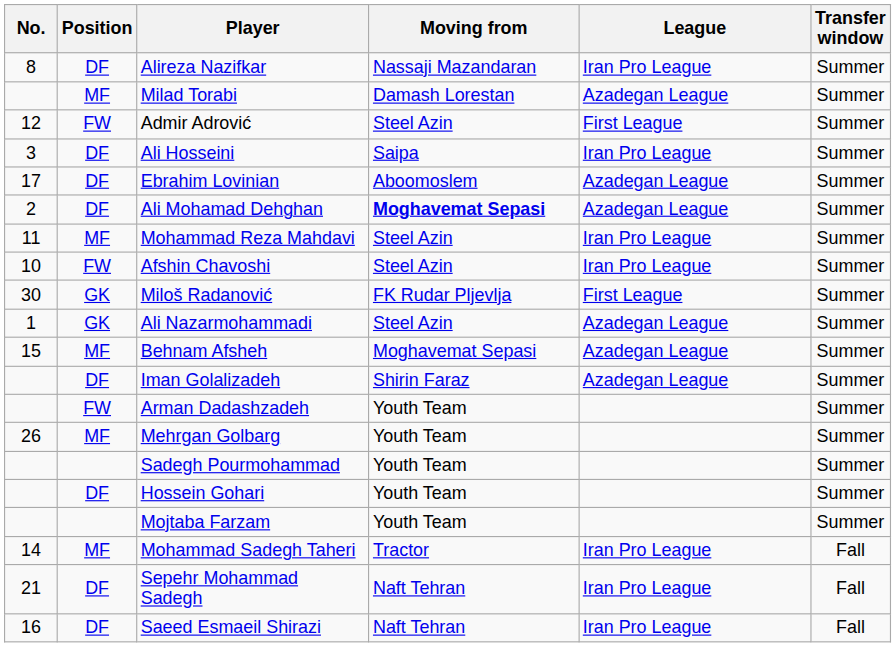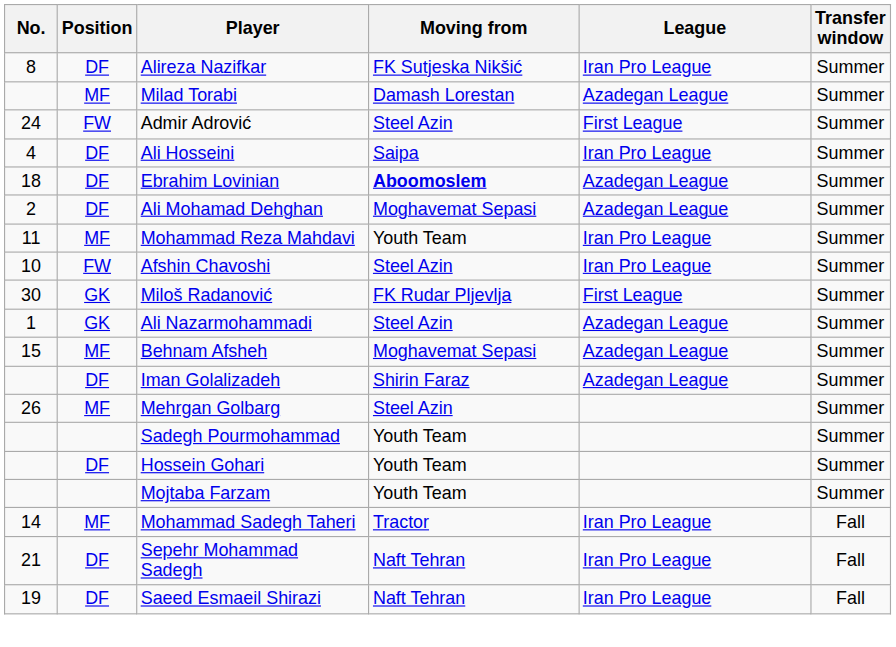(455, 67) Nassaji Mazandaran -> (448, 67) FK Sutjeska Nikšić
(31, 124) 12 -> (31, 124) 24
(31, 152) 3 -> (31, 152) 4
(31, 180) 17 -> (31, 180) 18
(425, 180) normal -> (430, 180) bold
(459, 209) bold -> (455, 209) normal
(413, 237) Steel Azin -> (420, 237) Youth Team
- row: (225, 408)
(420, 436) Youth Team -> (413, 408) Steel Azin
(31, 627) 16 -> (31, 599) 19
